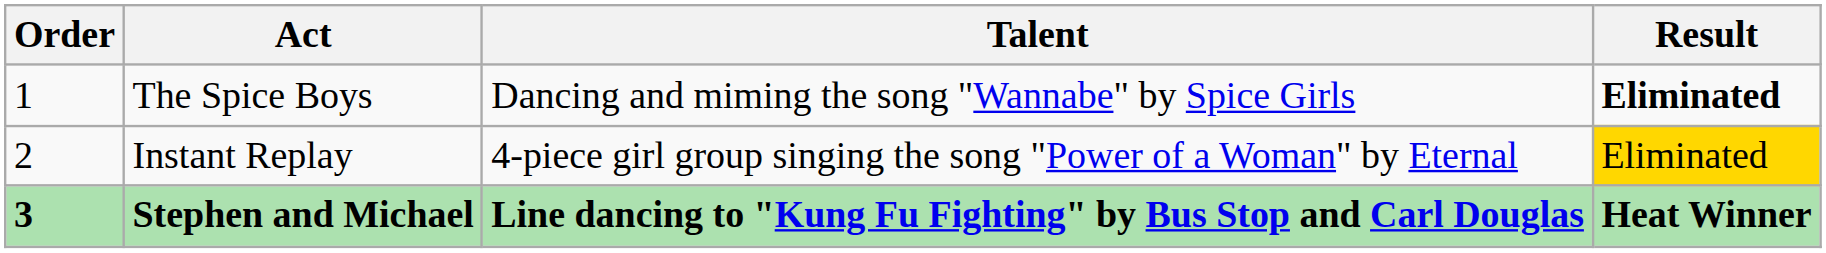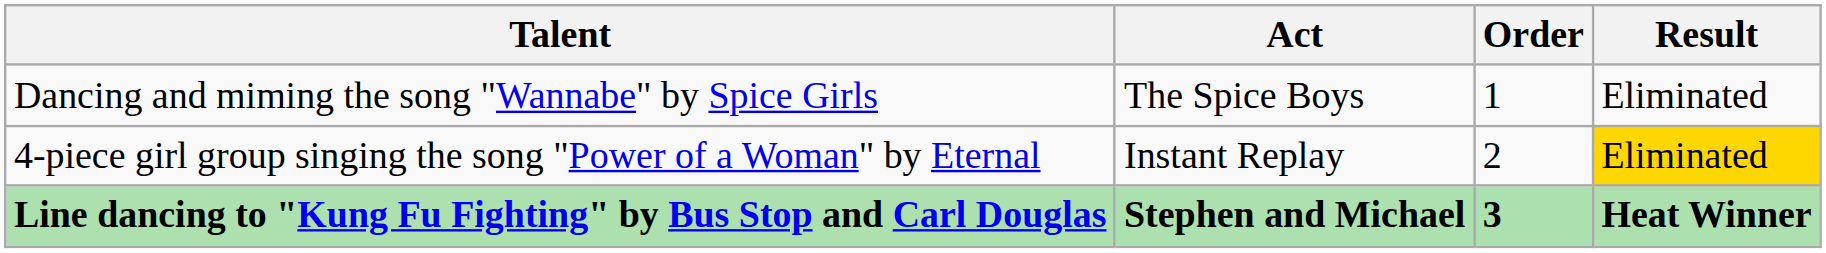columns swapped: (64, 34) <-> (1038, 34)
(1691, 94) bold -> (1685, 94) normal
